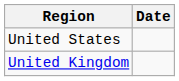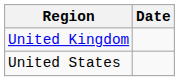rows swapped: (64, 40) <-> (69, 63)
